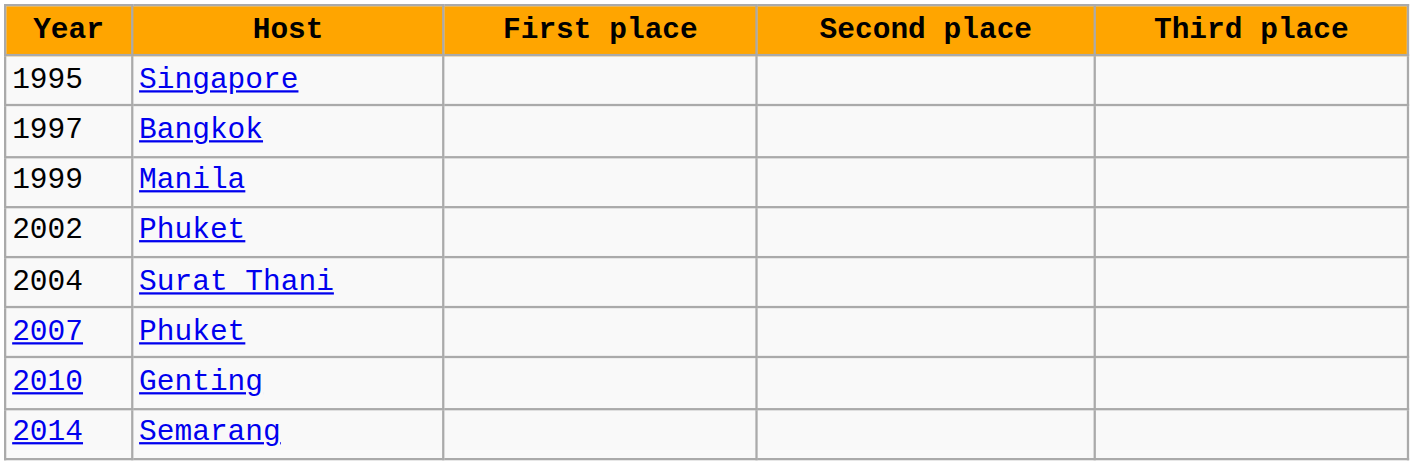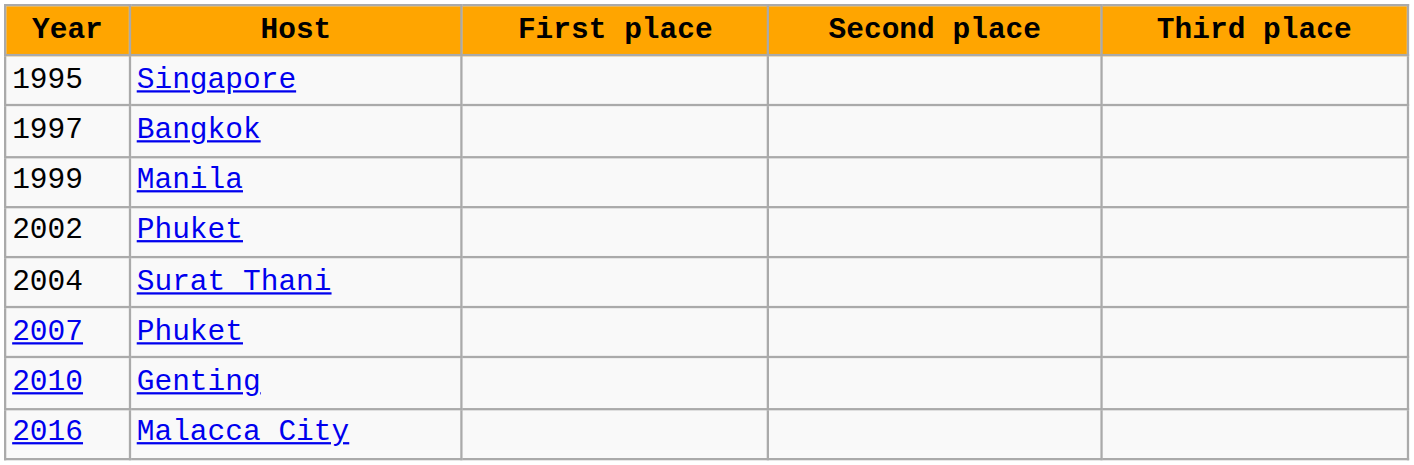- row: (48, 432)
+ row: (48, 432)
